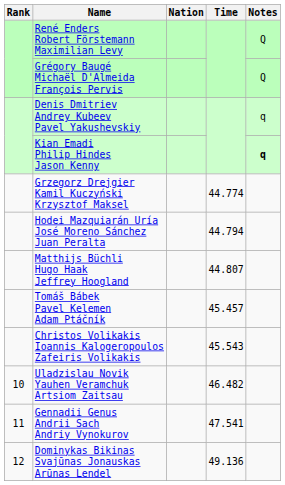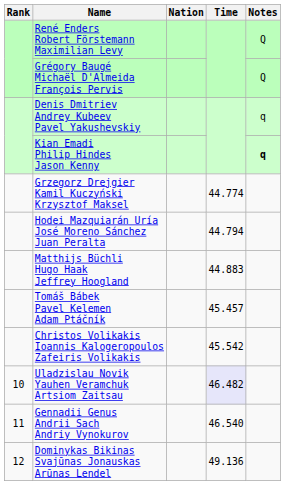(226, 270) 44.807 -> (226, 270) 44.883
(226, 347) 45.543 -> (226, 347) 45.542
(226, 385) no background -> (226, 385) lavender background
(226, 423) 47.541 -> (226, 423) 46.540
